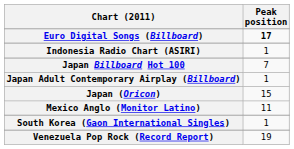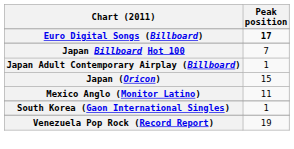- row: (124, 51)
